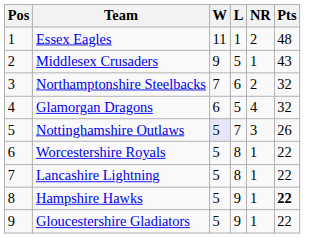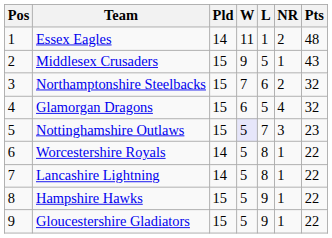+ column: (223, 15)
(285, 130) 26 -> (312, 130) 23
(285, 198) bold -> (312, 198) normal
